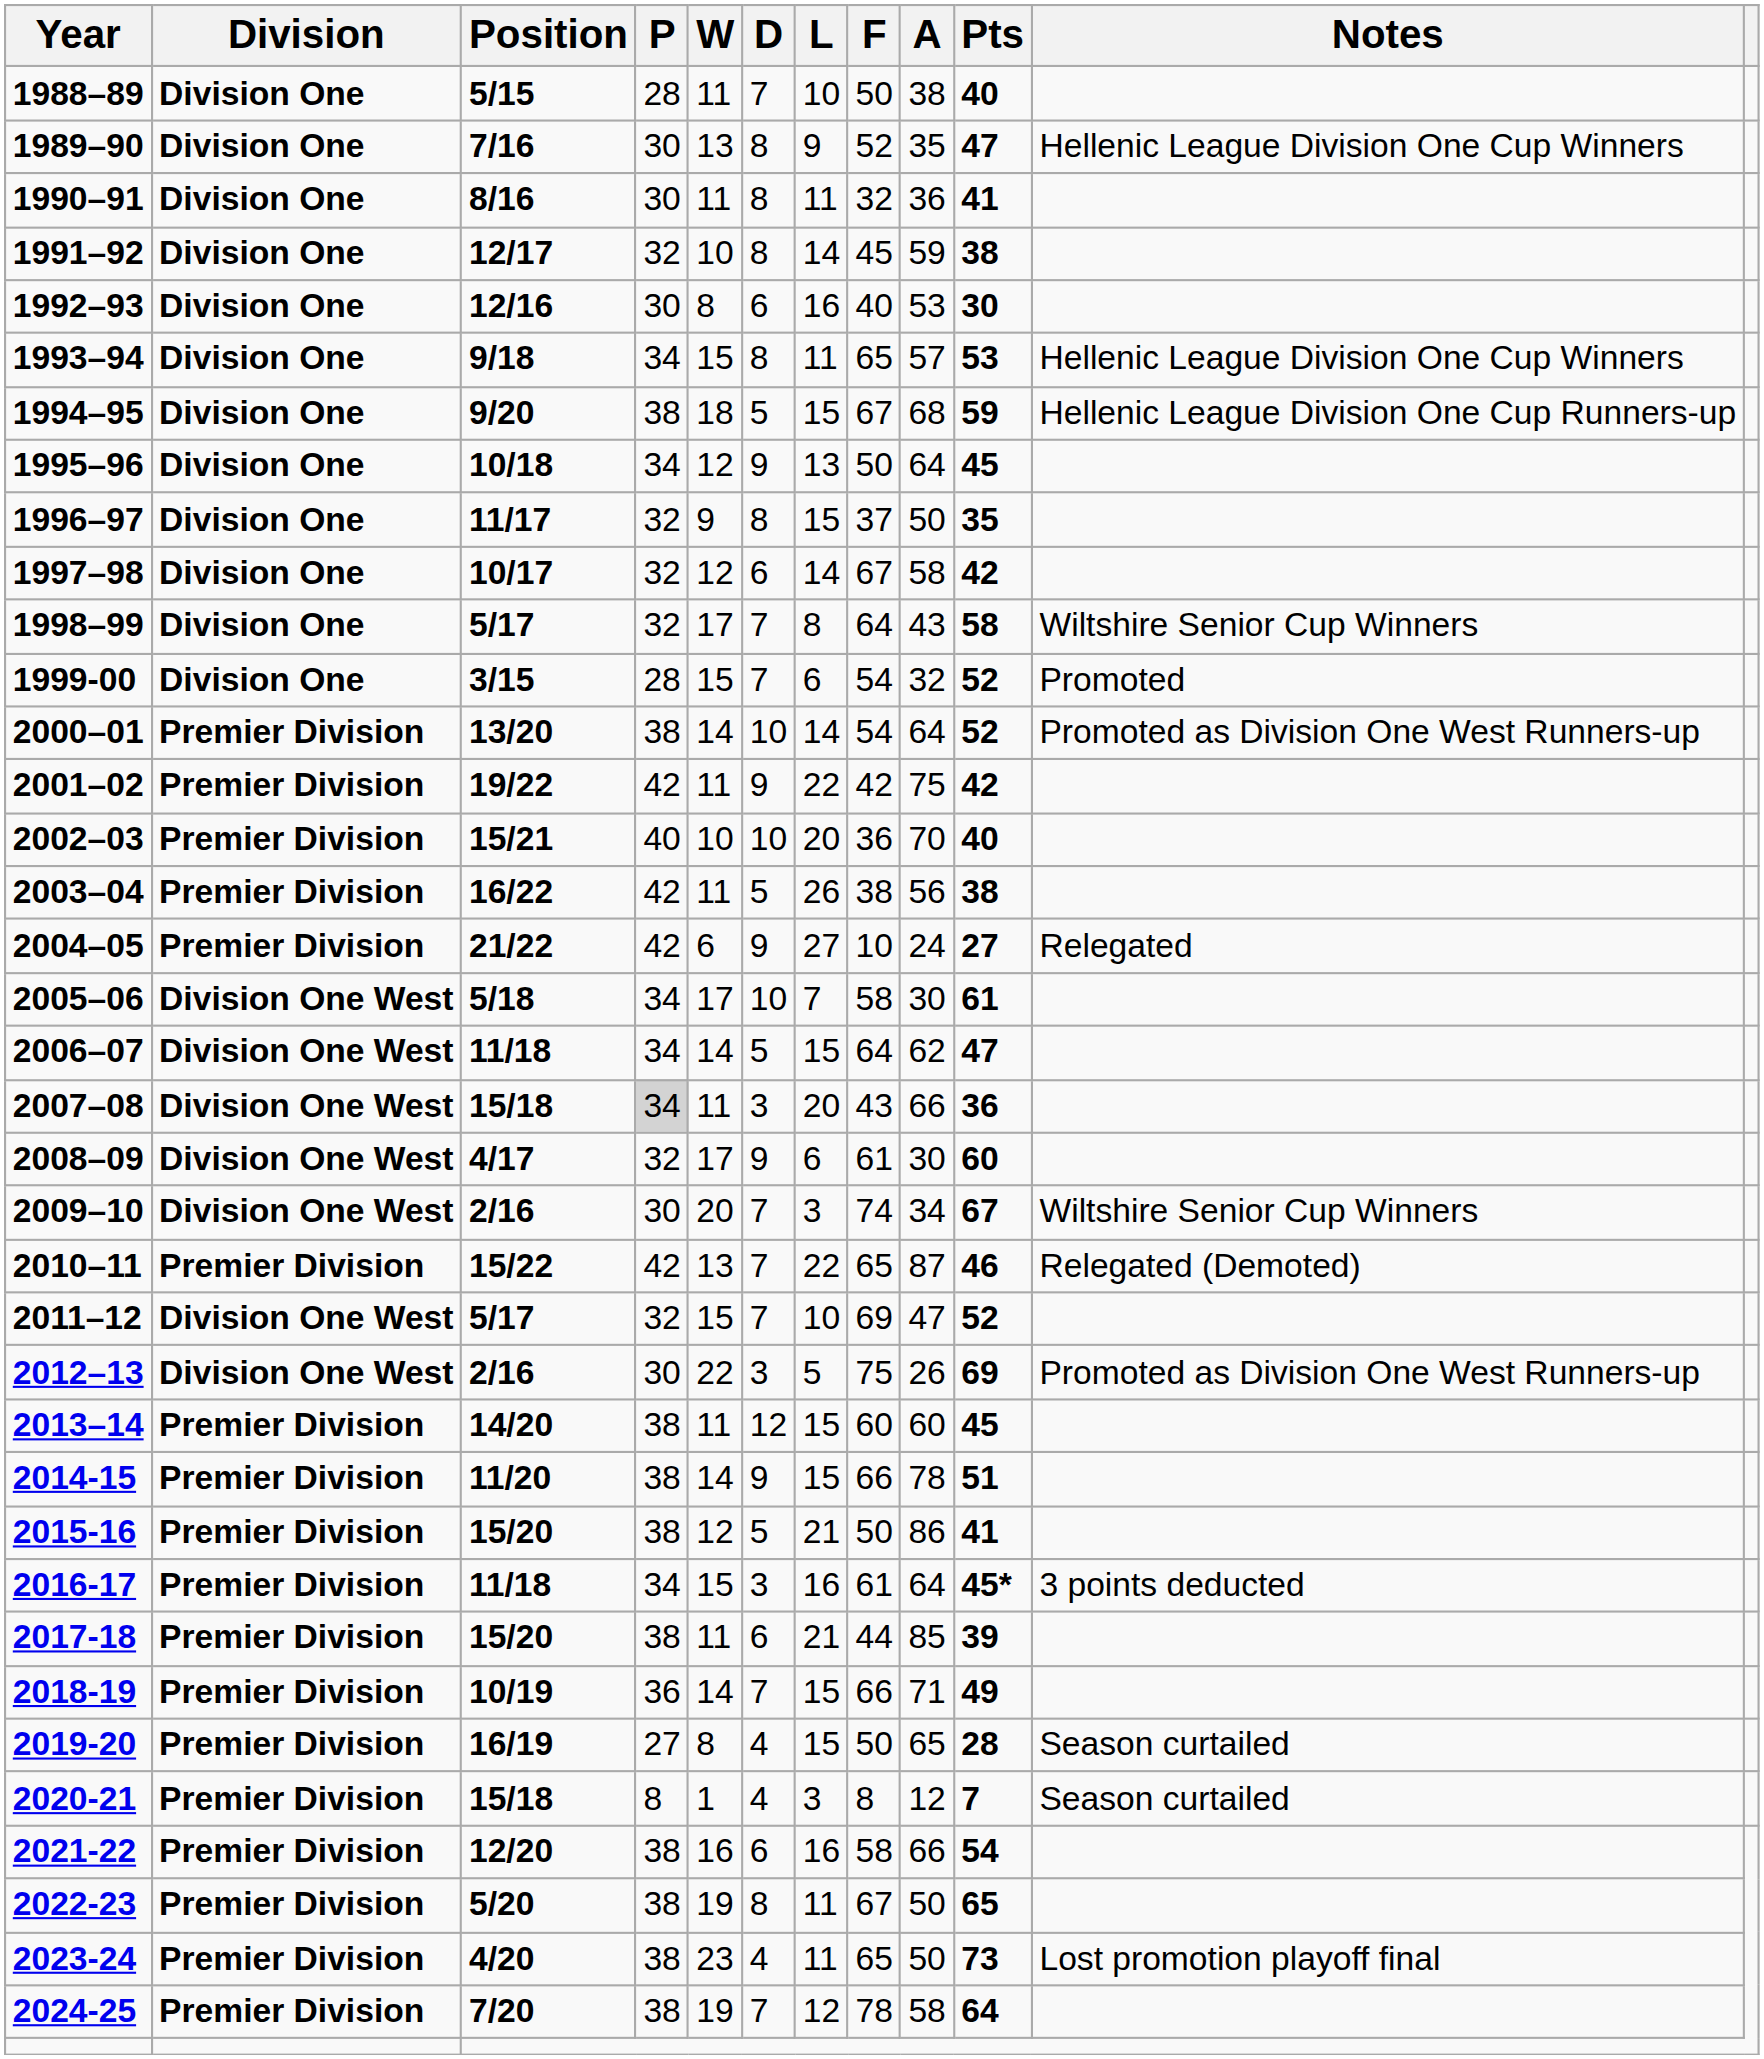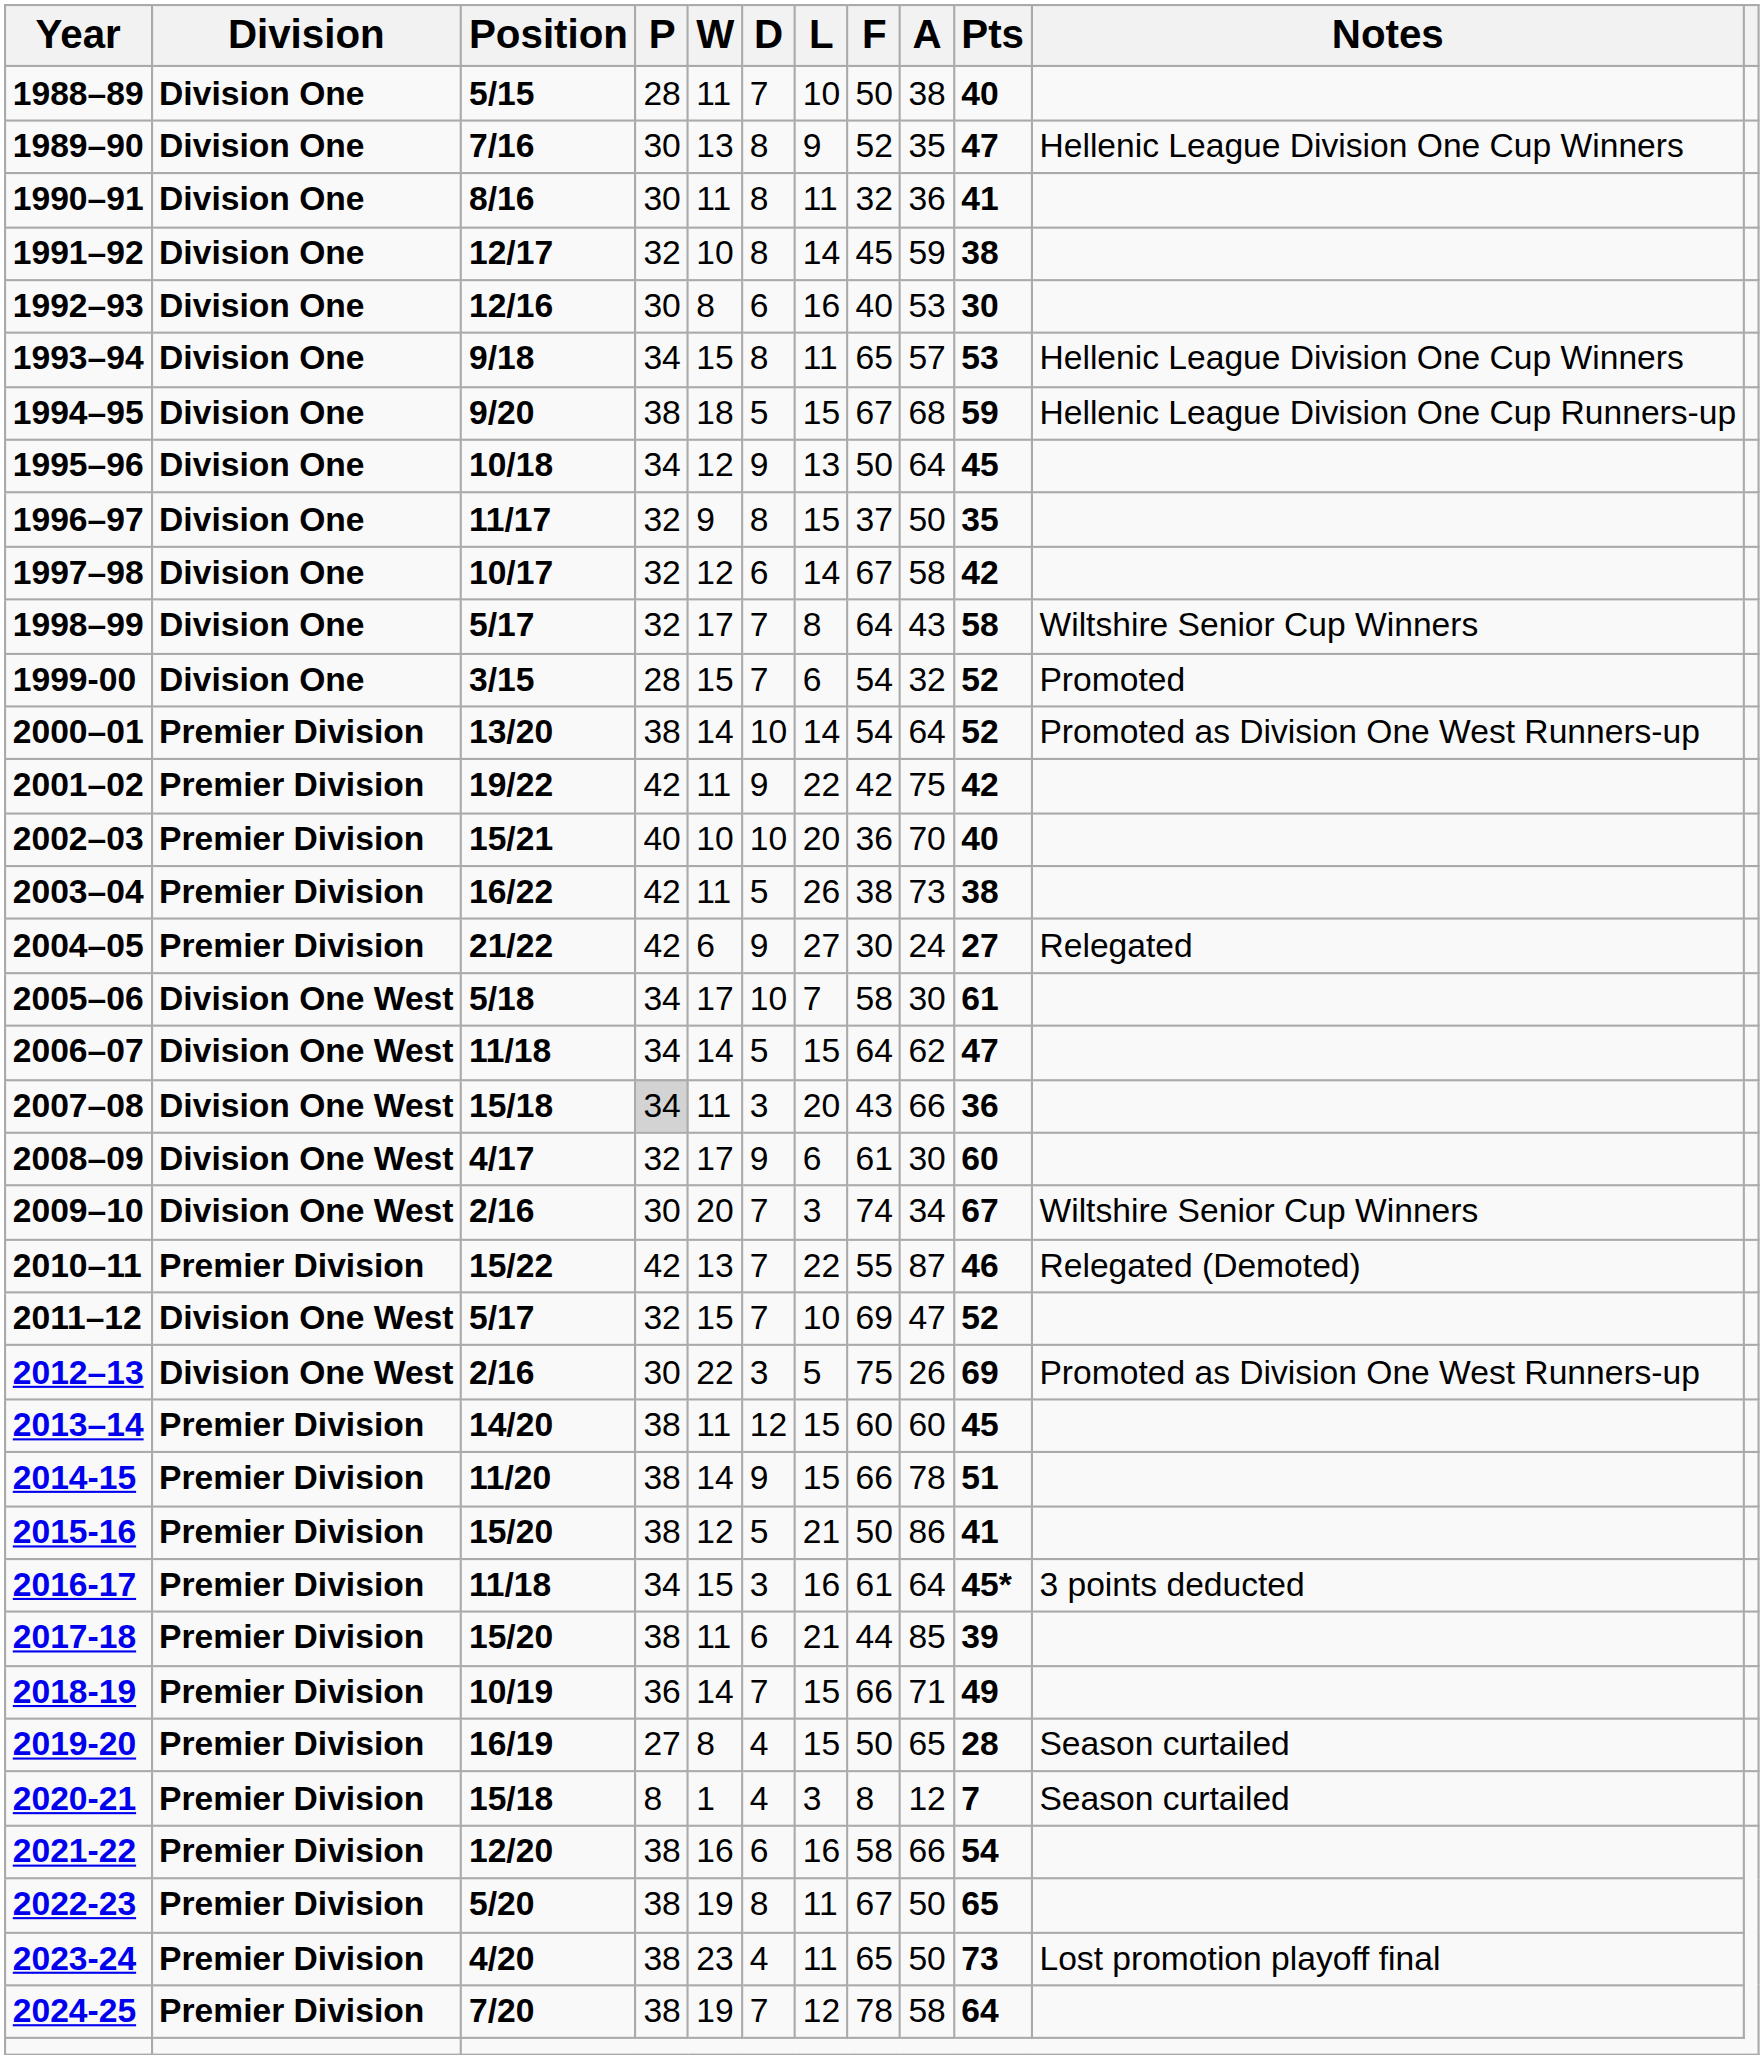(927, 892) 56 -> (927, 892) 73
(874, 945) 10 -> (874, 945) 30
(874, 1265) 65 -> (874, 1265) 55
